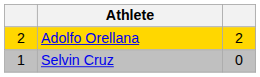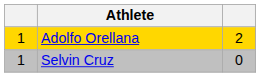(21, 38) 2 -> (21, 38) 1
